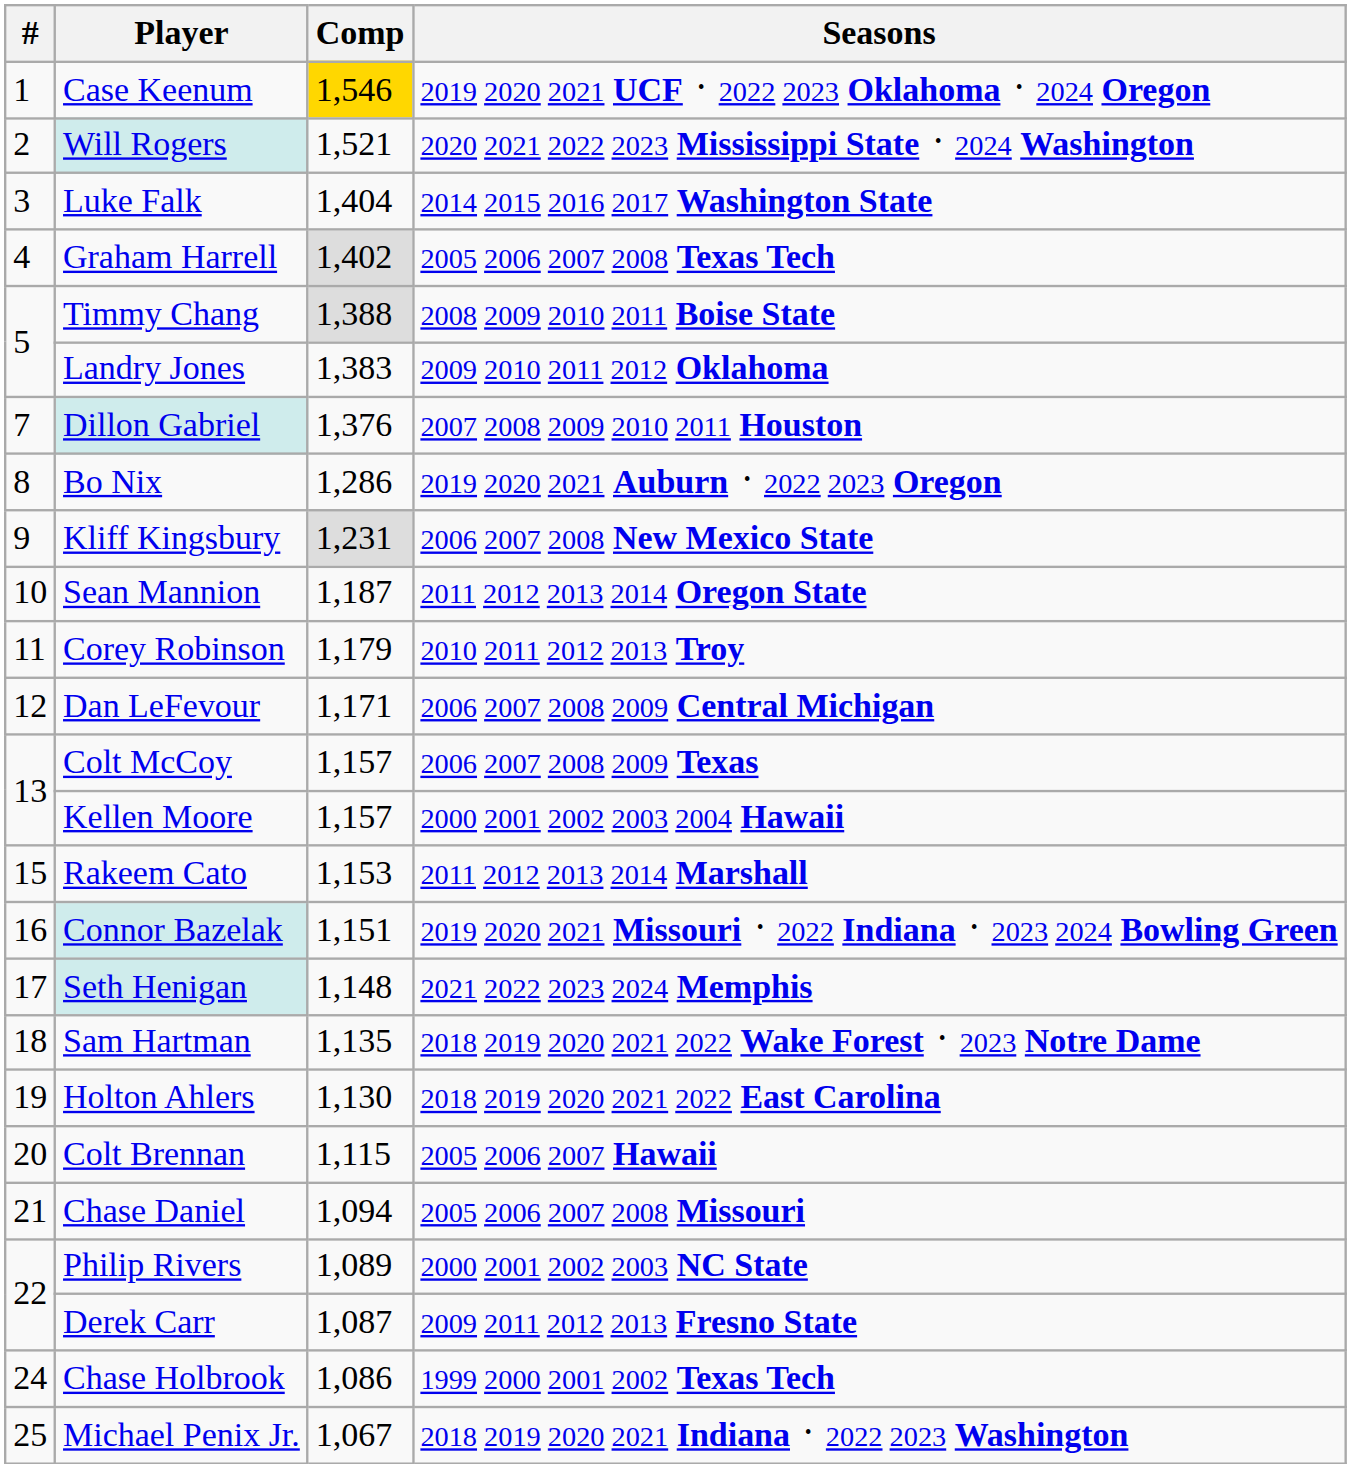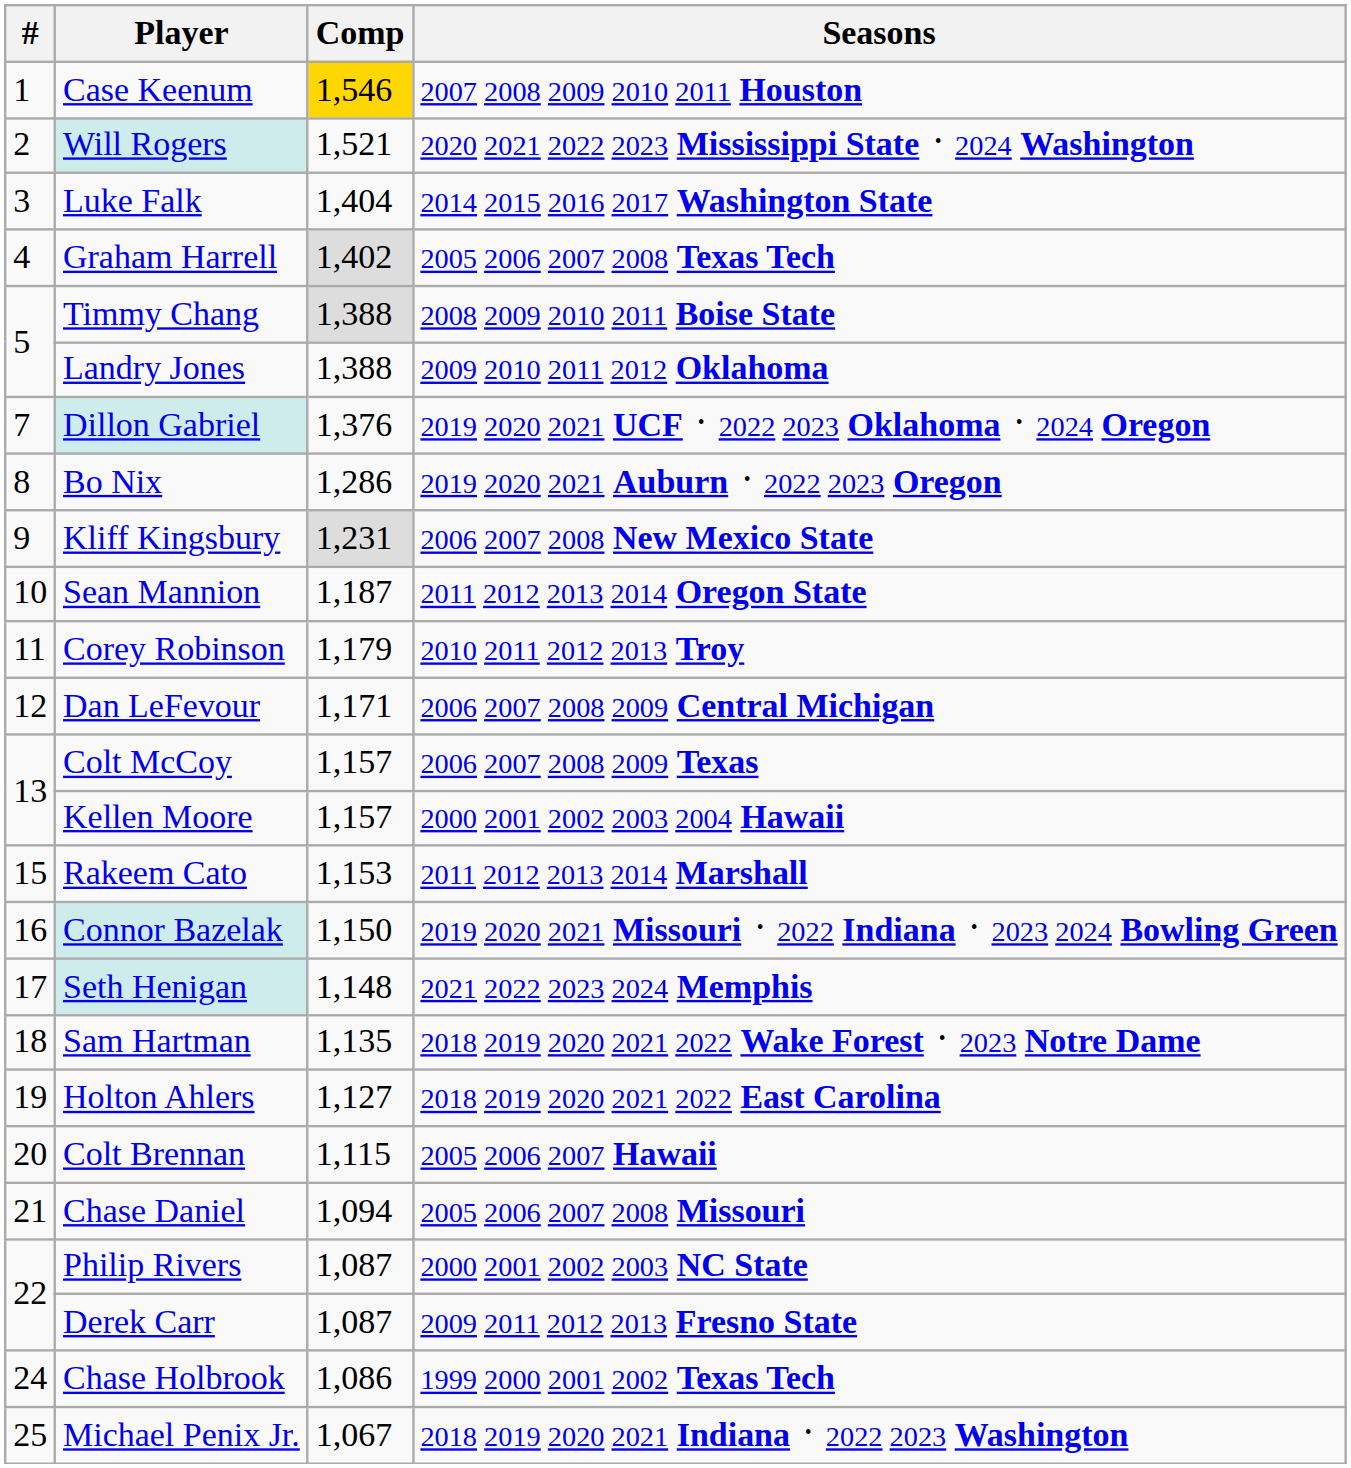(815, 88) 2019 2020 2021 UCF ᛫ 2022 2023 Oklahoma ᛫ 2024 Oregon -> (641, 88) 2007 2008 2009 2010 2011 Houston
(354, 369) 1,383 -> (354, 369) 1,388
(641, 425) 2007 2008 2009 2010 2011 Houston -> (815, 425) 2019 2020 2021 UCF ᛫ 2022 2023 Oklahoma ᛫ 2024 Oregon
(354, 929) 1,151 -> (354, 929) 1,150
(354, 1097) 1,130 -> (354, 1097) 1,127
(354, 1266) 1,089 -> (354, 1266) 1,087
